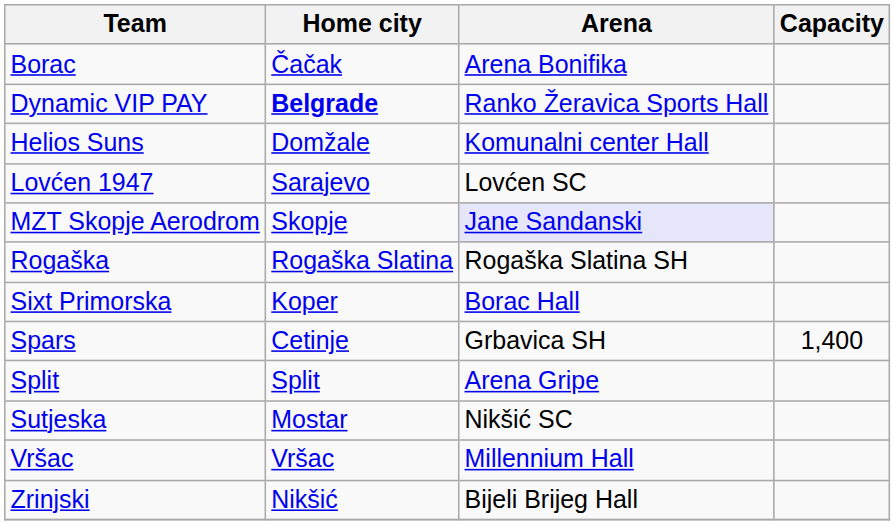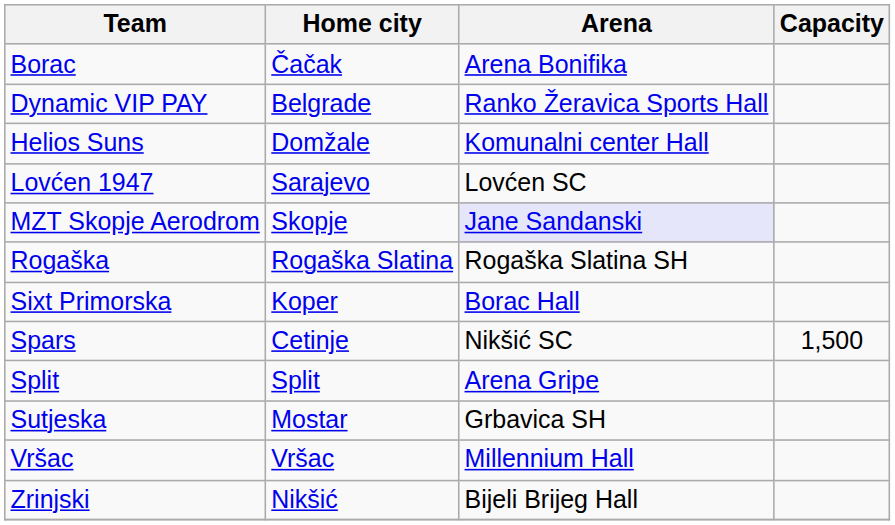(325, 103) bold -> (321, 103) normal
(535, 340) Grbavica SH -> (519, 340) Nikšić SC
(832, 340) 1,400 -> (832, 340) 1,500
(519, 420) Nikšić SC -> (535, 420) Grbavica SH
